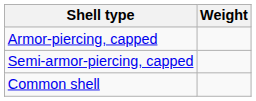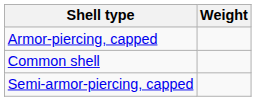rows swapped: (54, 84) <-> (101, 61)
